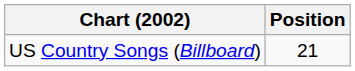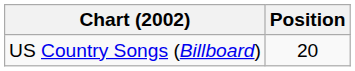(308, 50) 21 -> (308, 50) 20
